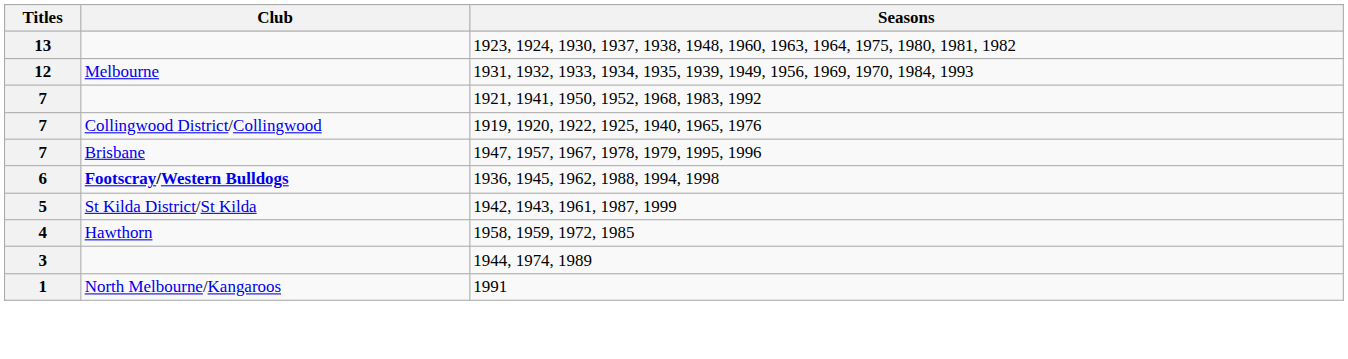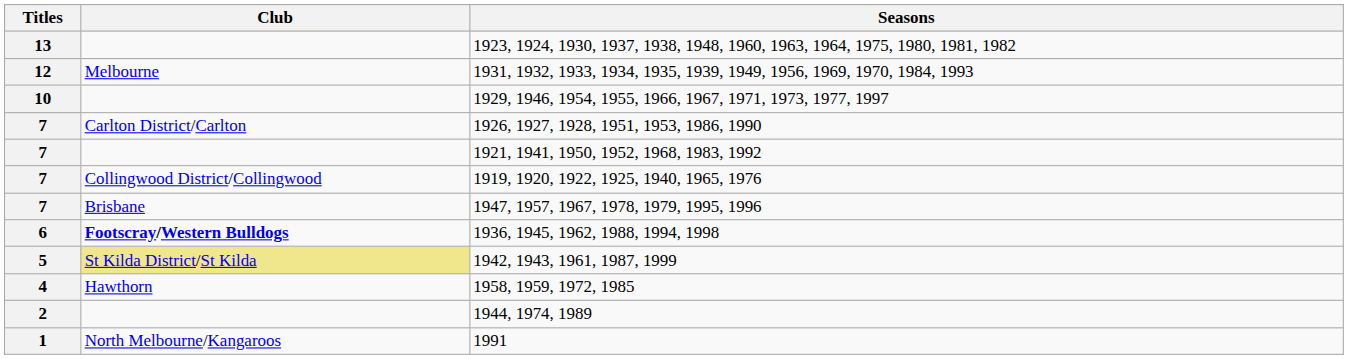+ row: (681, 98)
+ row: (617, 125)
(171, 206) no background -> (171, 260) khaki background
(43, 260) 3 -> (43, 313) 2
